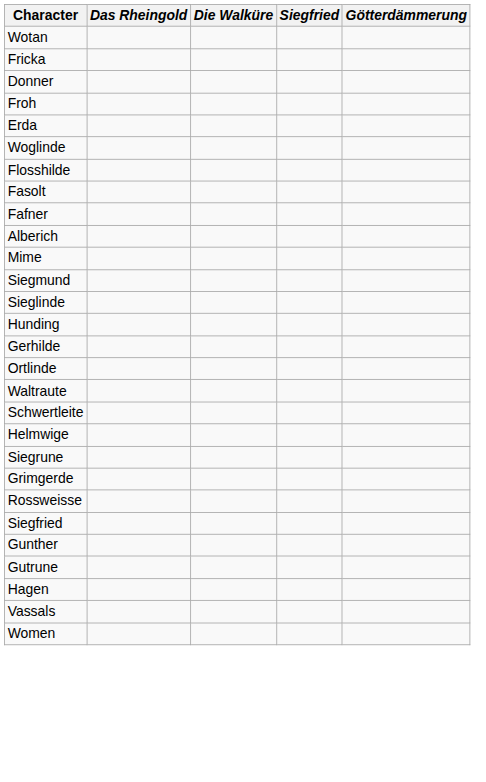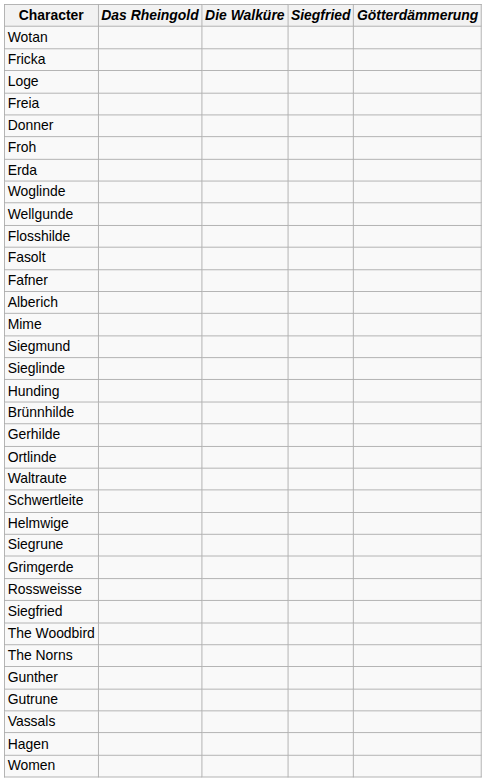+ row: (23, 81)
+ row: (24, 103)
+ row: (40, 214)
+ row: (41, 412)
+ row: (51, 633)
+ row: (40, 655)
rows swapped: (28, 589) <-> (32, 611)
